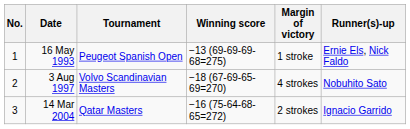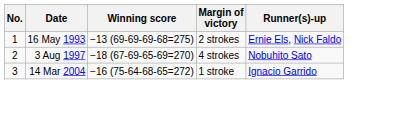- column: (132, 24)
(295, 56) 1 stroke -> (219, 40) 2 strokes
(298, 111) 2 strokes -> (216, 71) 1 stroke
